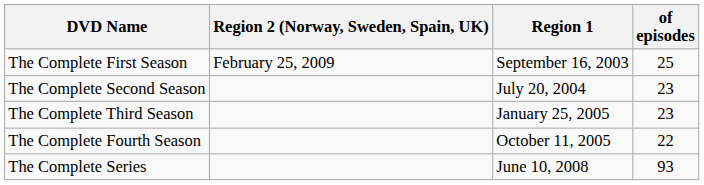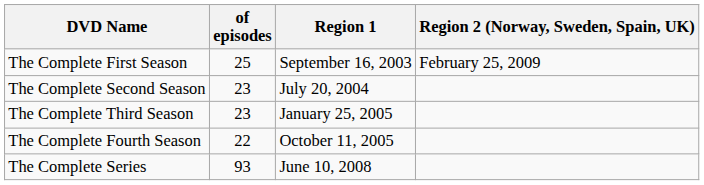columns swapped: (666, 26) <-> (351, 26)
